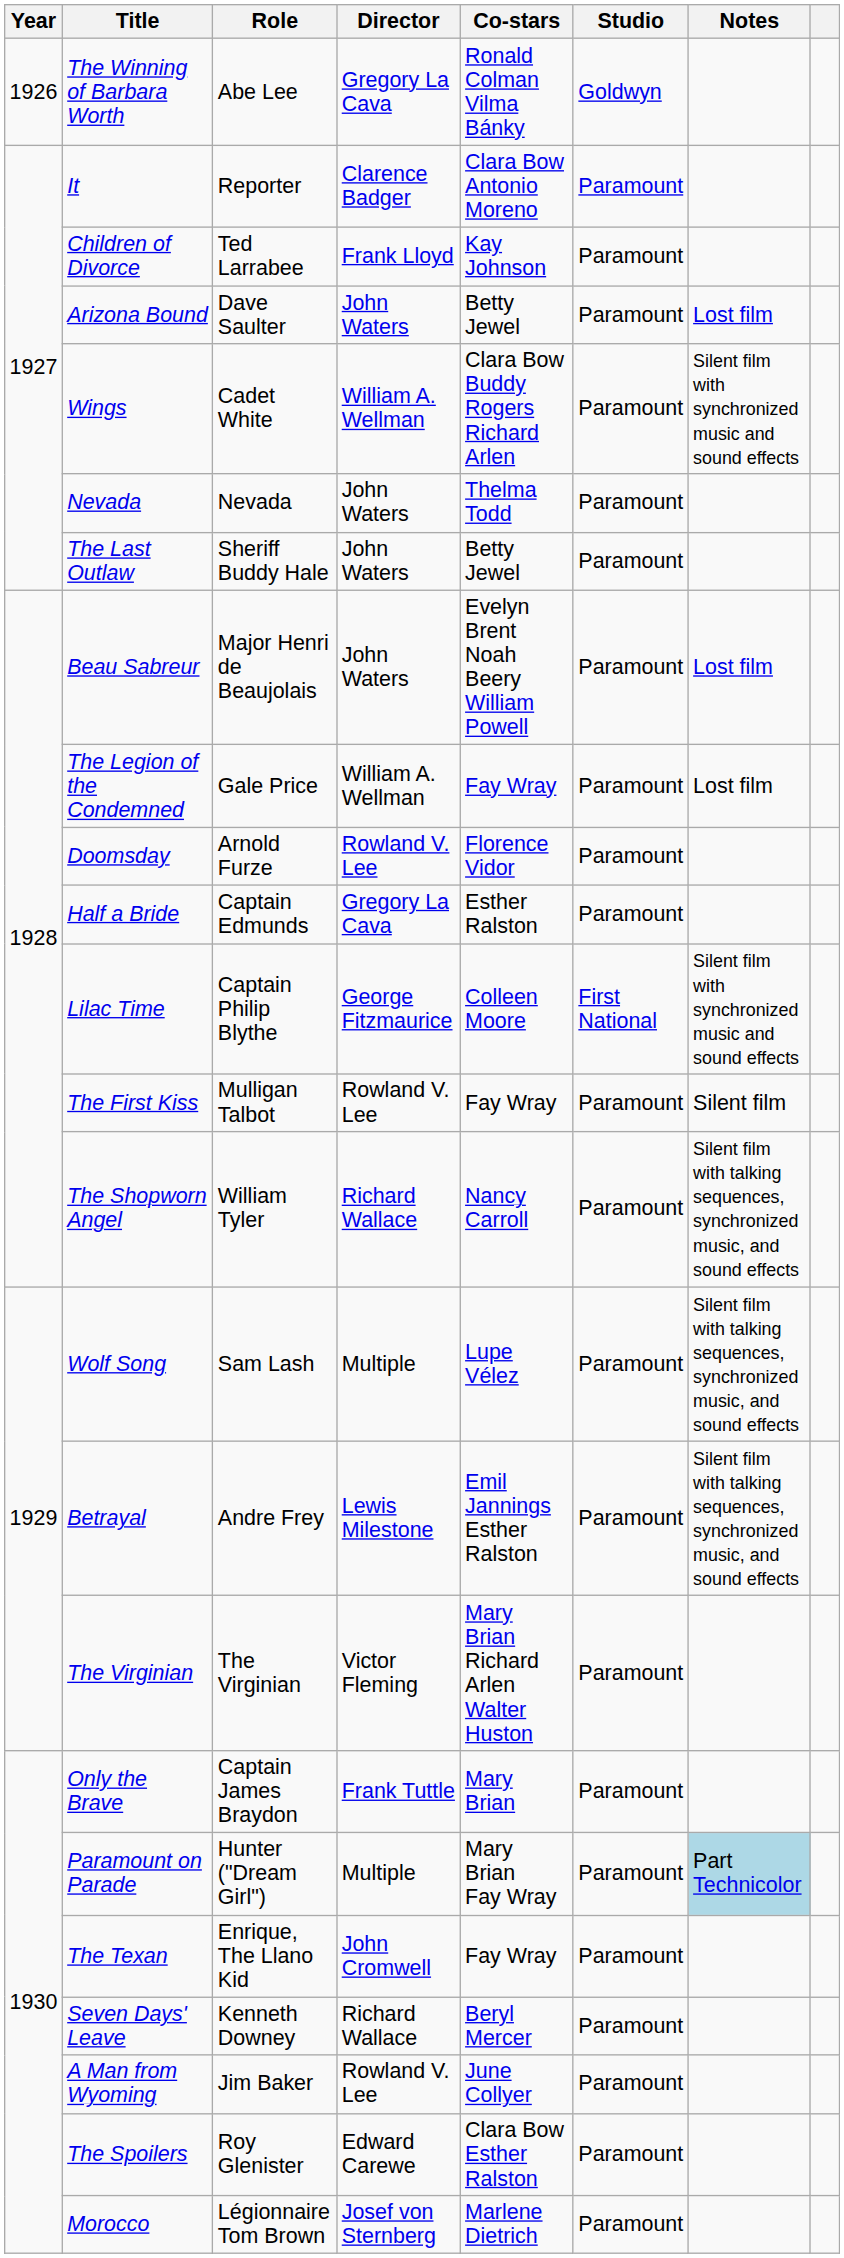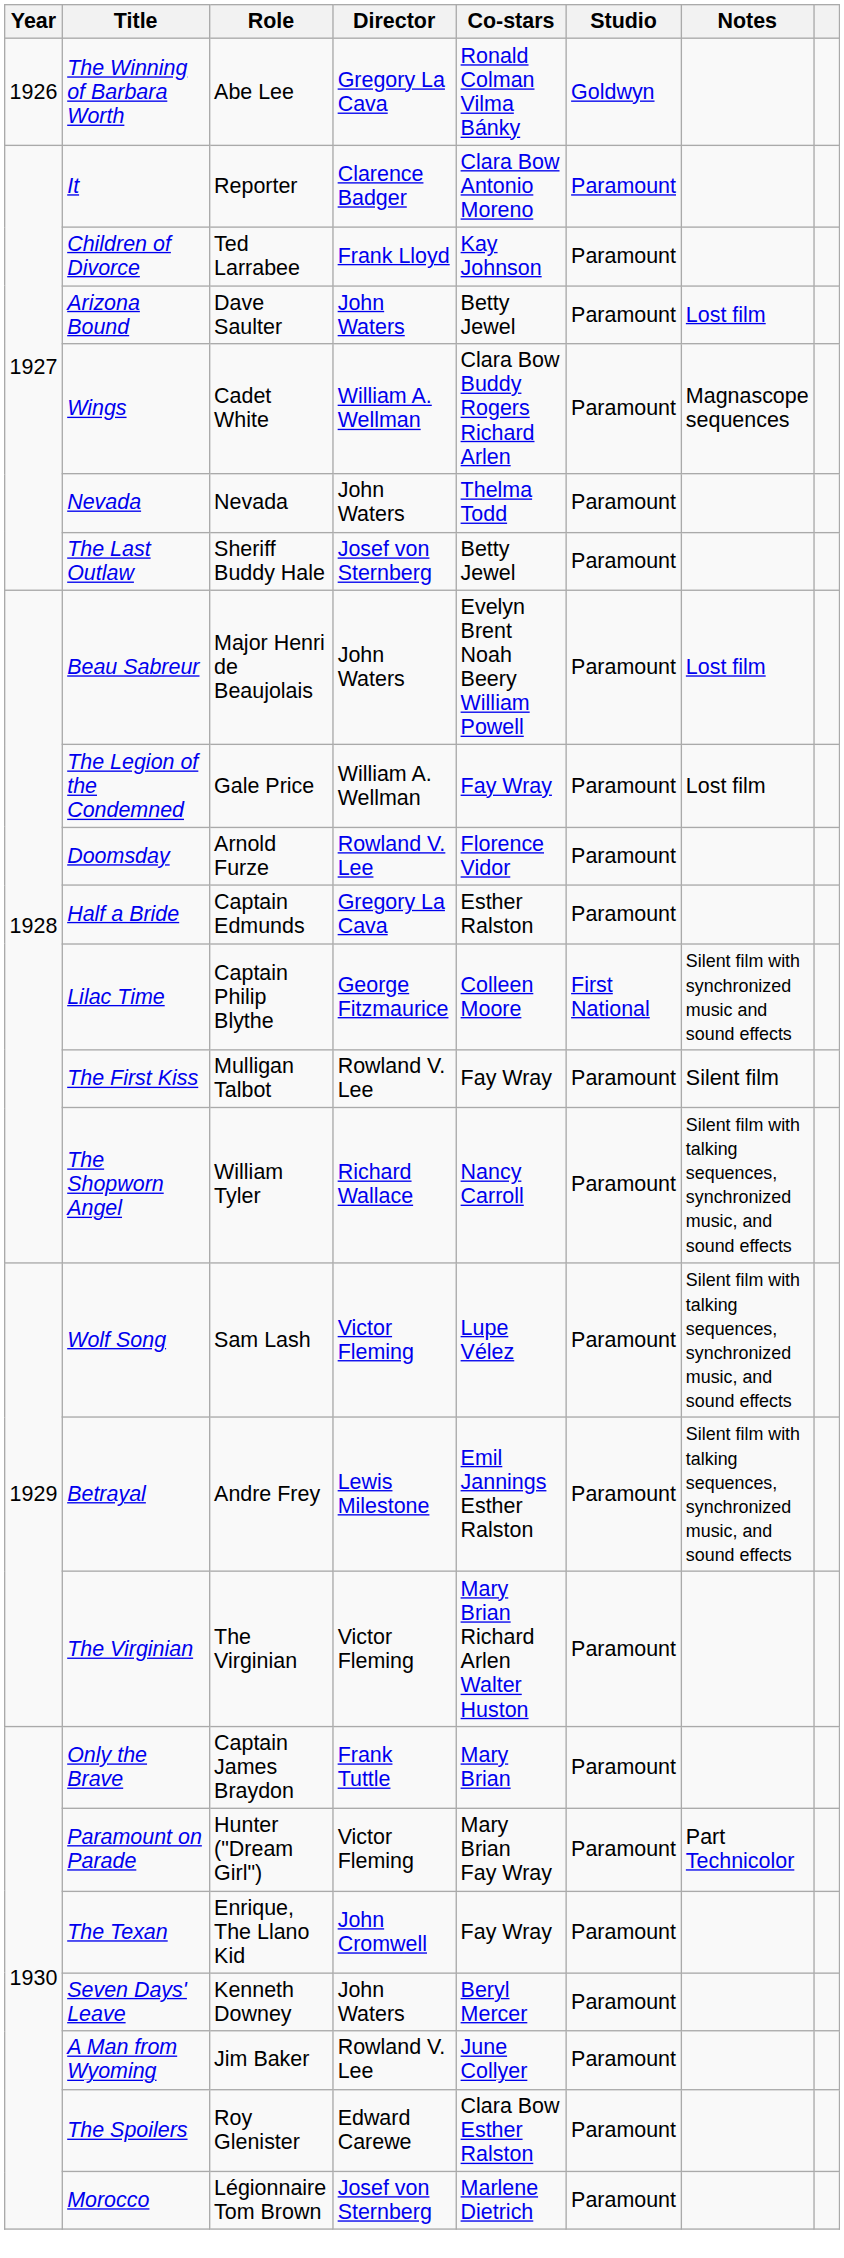(746, 409) Silent film with synchronized music and sound effects -> (747, 408) Magnascope sequences
(375, 561) John Waters -> (385, 561) Josef von Sternberg
(379, 1363) Multiple -> (376, 1339) Victor Fleming
(379, 1873) Multiple -> (376, 1849) Victor Fleming
(747, 1873) lightblue background -> (740, 1849) no background
(379, 2025) Richard Wallace -> (371, 2001) John Waters
